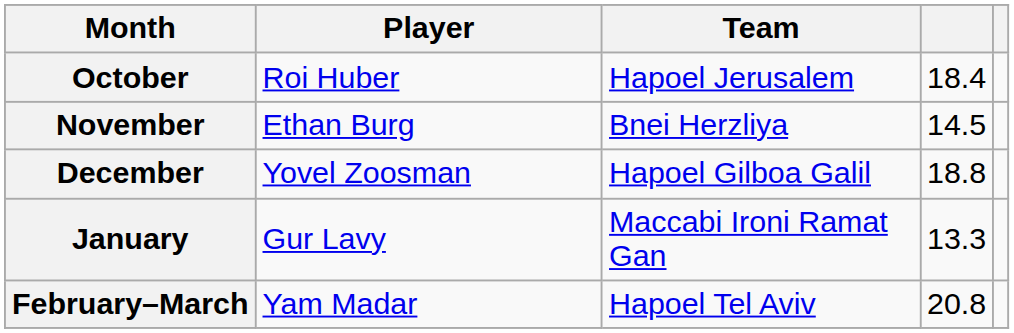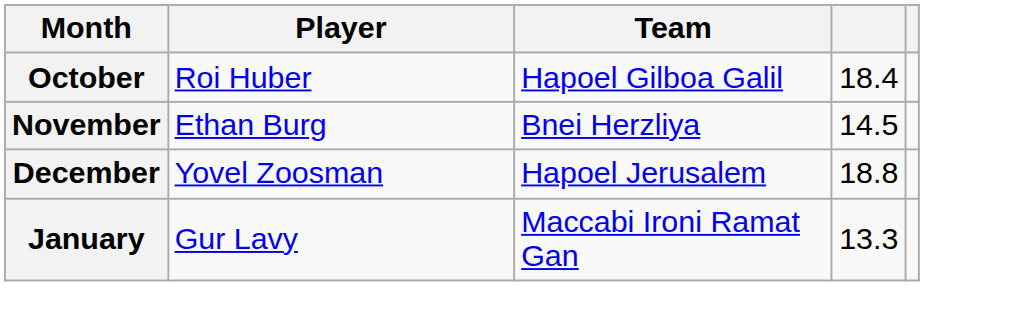(732, 76) Hapoel Jerusalem -> (652, 76) Hapoel Gilboa Galil
(740, 173) Hapoel Gilboa Galil -> (644, 173) Hapoel Jerusalem
- row: (130, 303)
